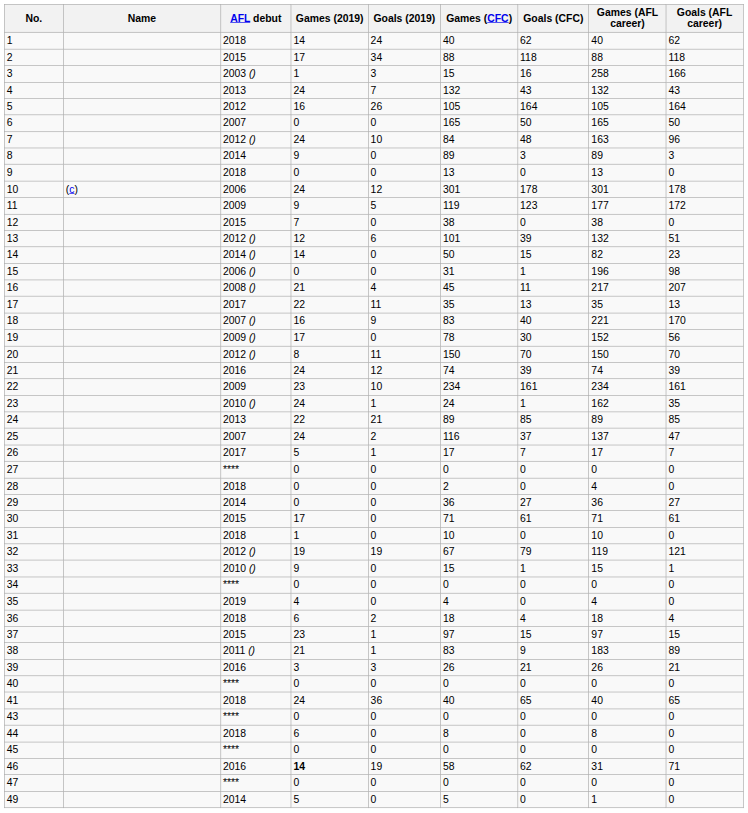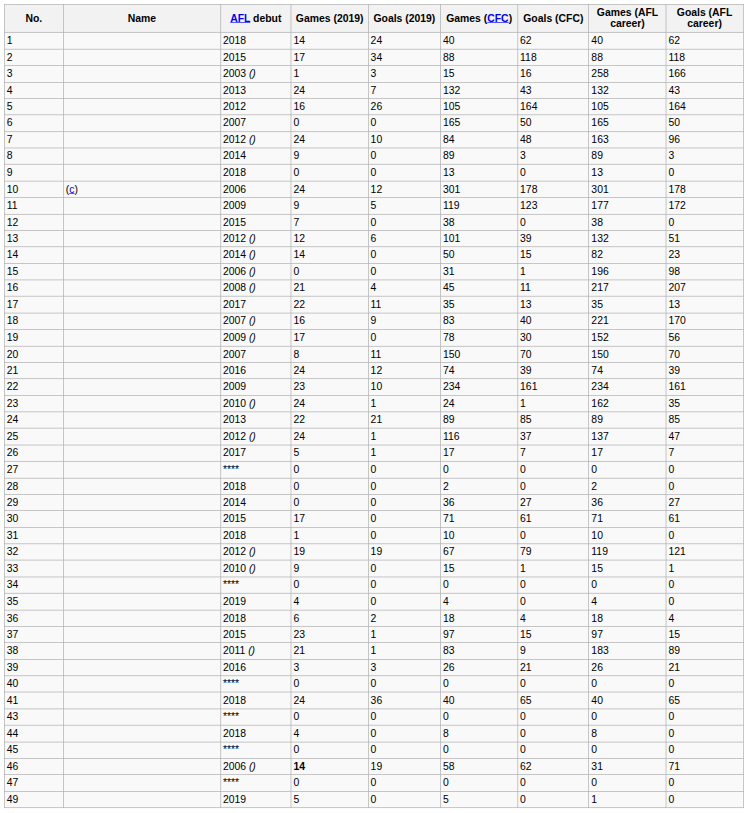(239, 354) 2012 () -> (234, 354) 2007
(234, 436) 2007 -> (239, 436) 2012 ()
(373, 436) 2 -> (373, 436) 1
(594, 486) 4 -> (594, 486) 2
(296, 733) 6 -> (296, 733) 4
(234, 766) 2016 -> (239, 766) 2006 ()
(234, 799) 2014 -> (234, 799) 2019
